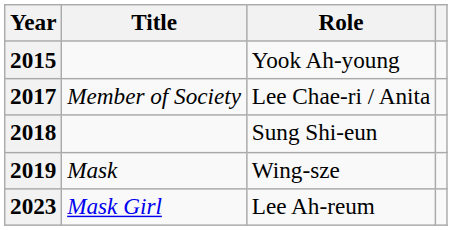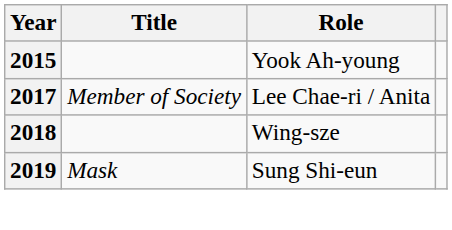(315, 133) Sung Shi-eun -> (296, 133) Wing-sze
(296, 170) Wing-sze -> (315, 170) Sung Shi-eun
- row: (33, 206)
